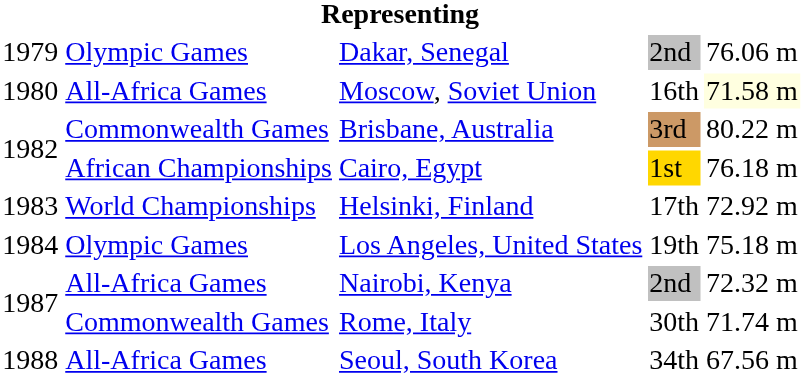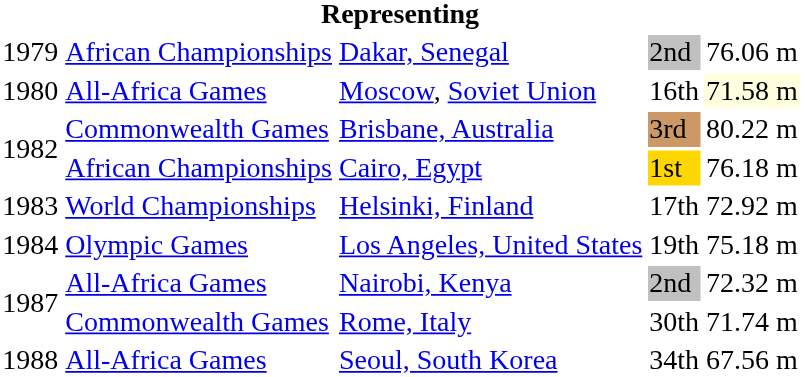(157, 52) Olympic Games -> (199, 52) African Championships
